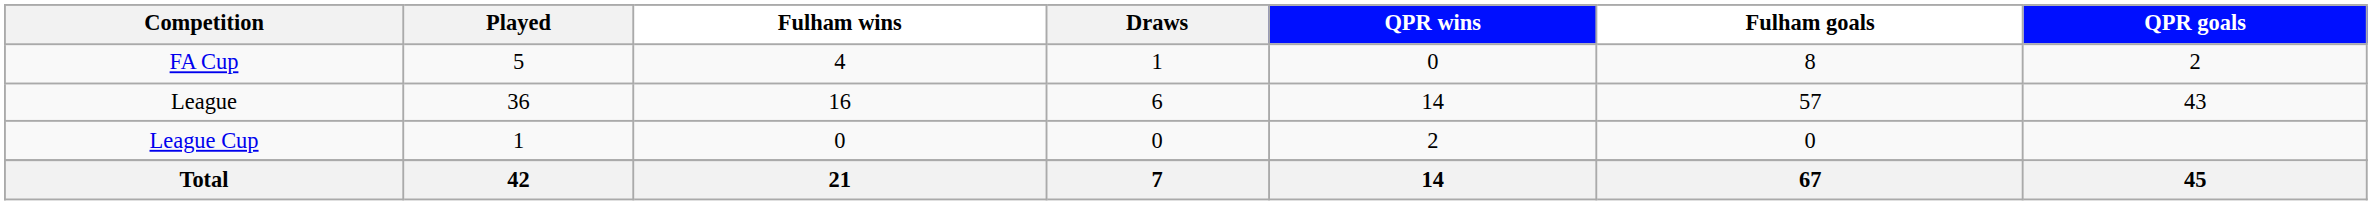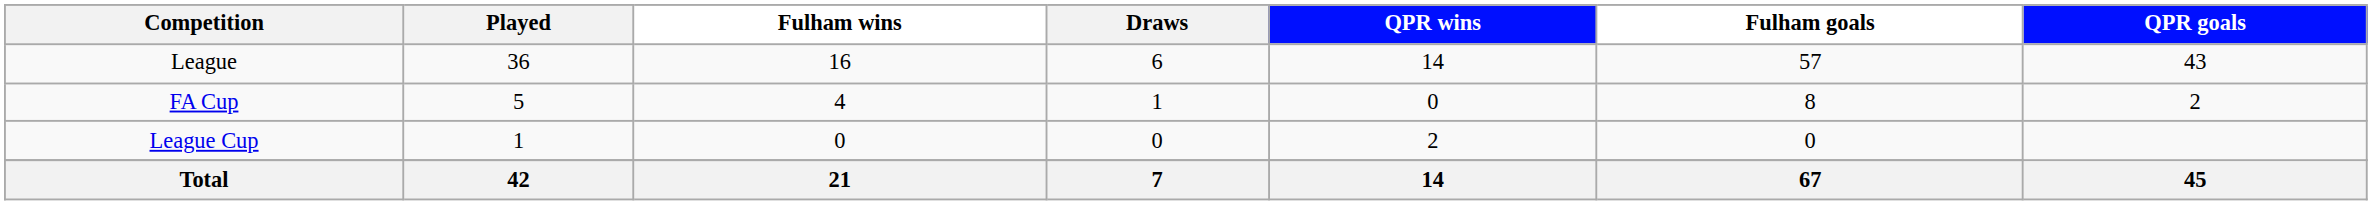rows swapped: (204, 101) <-> (204, 62)
